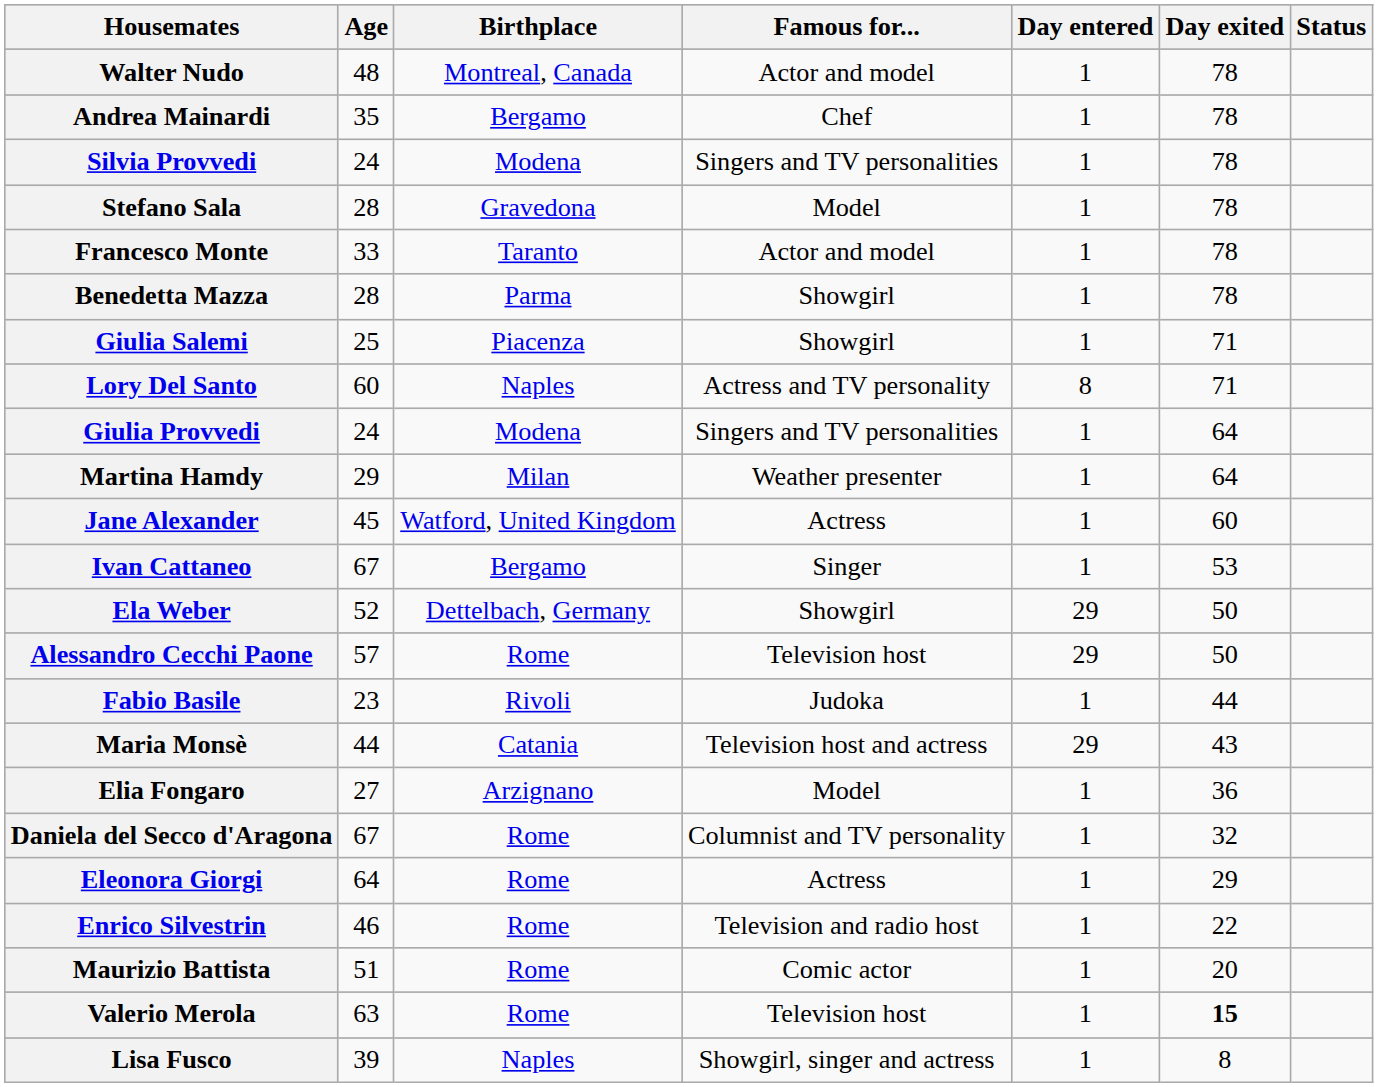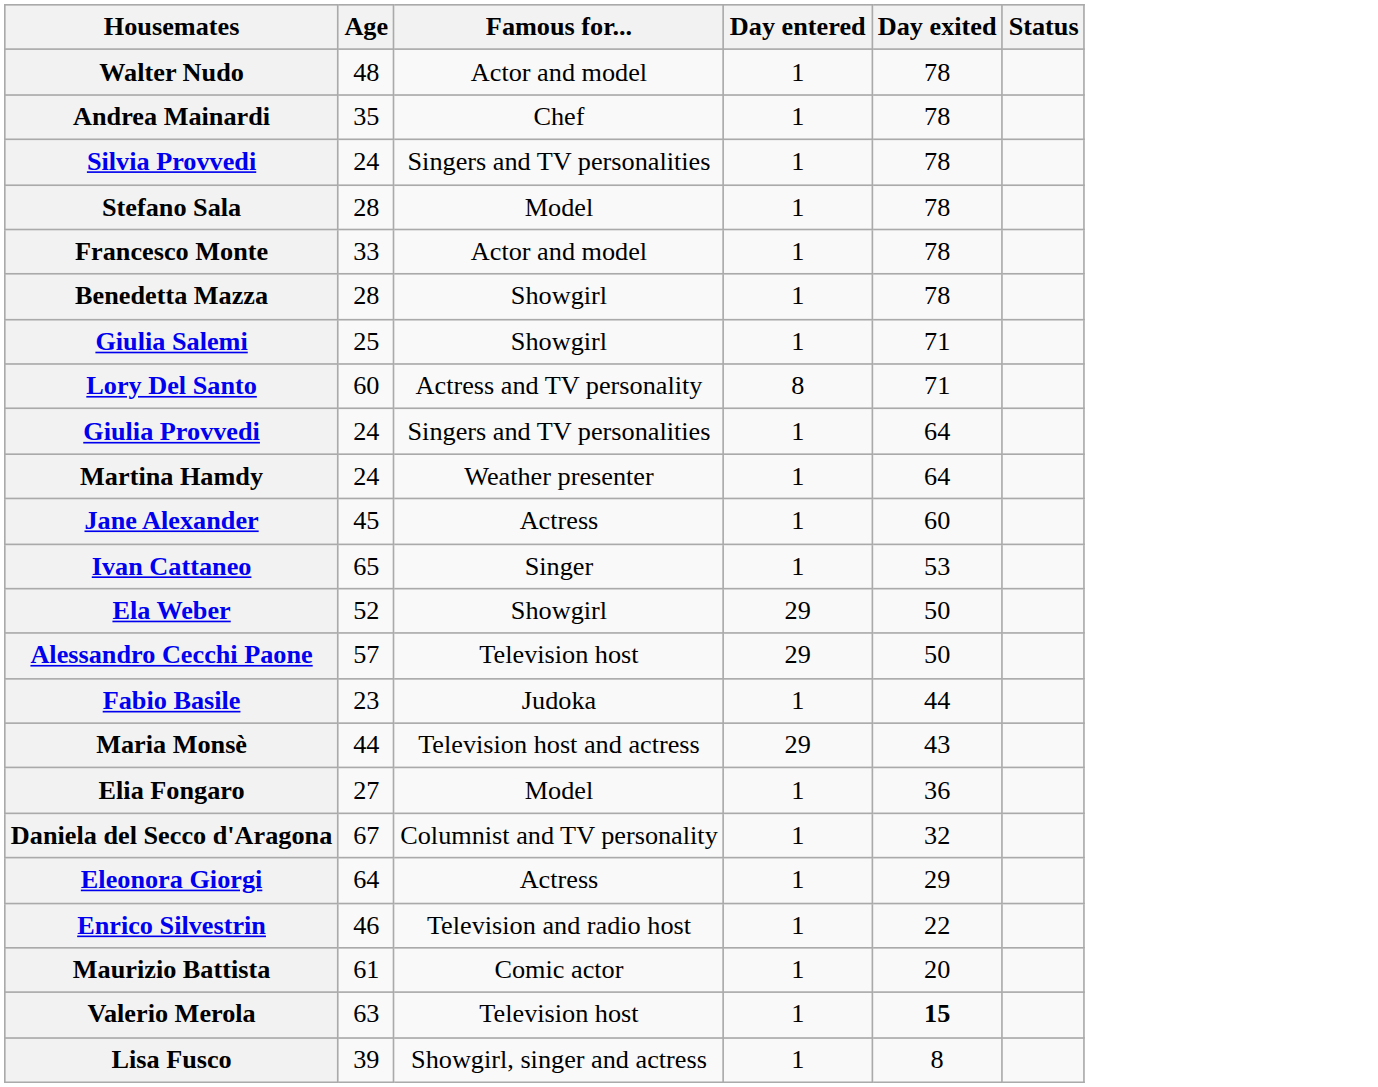- column: (538, 26)
(366, 475) 29 -> (366, 475) 24
(366, 565) 67 -> (366, 565) 65
(366, 969) 51 -> (366, 969) 61
